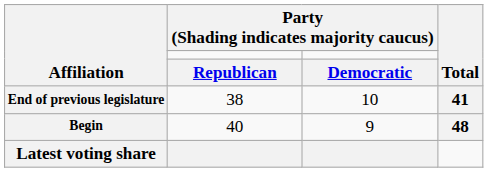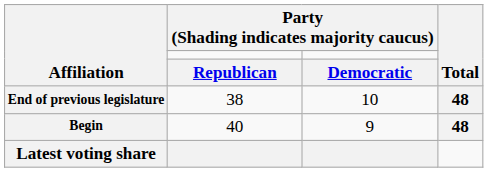(460, 99) 41 -> (460, 99) 48
